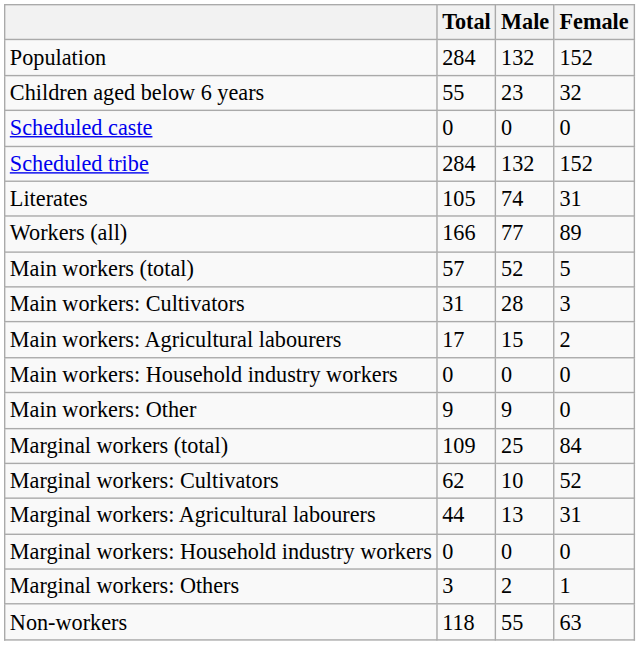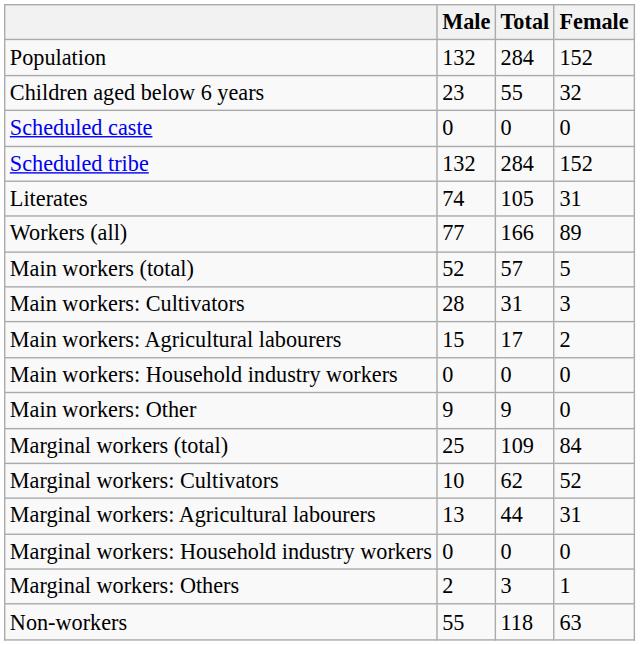columns swapped: (466, 22) <-> (525, 22)
